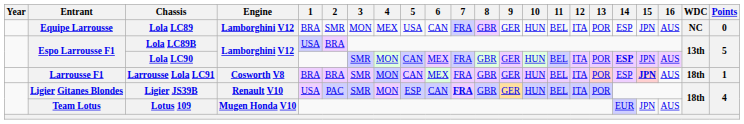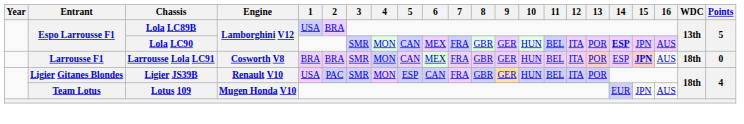- row: (171, 27)
(724, 74) 1 -> (721, 59) 0
(463, 90) bold -> (460, 74) normal
